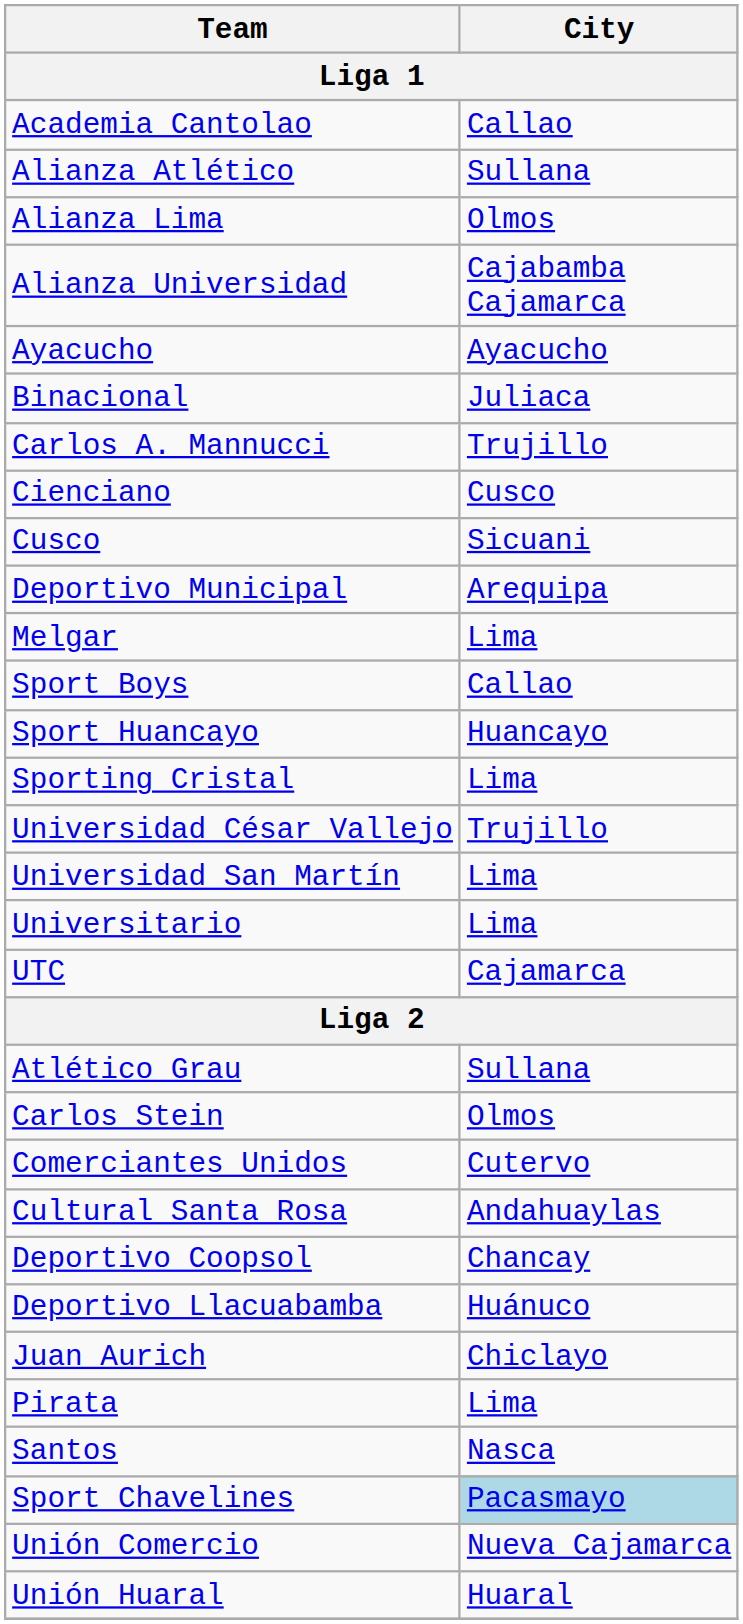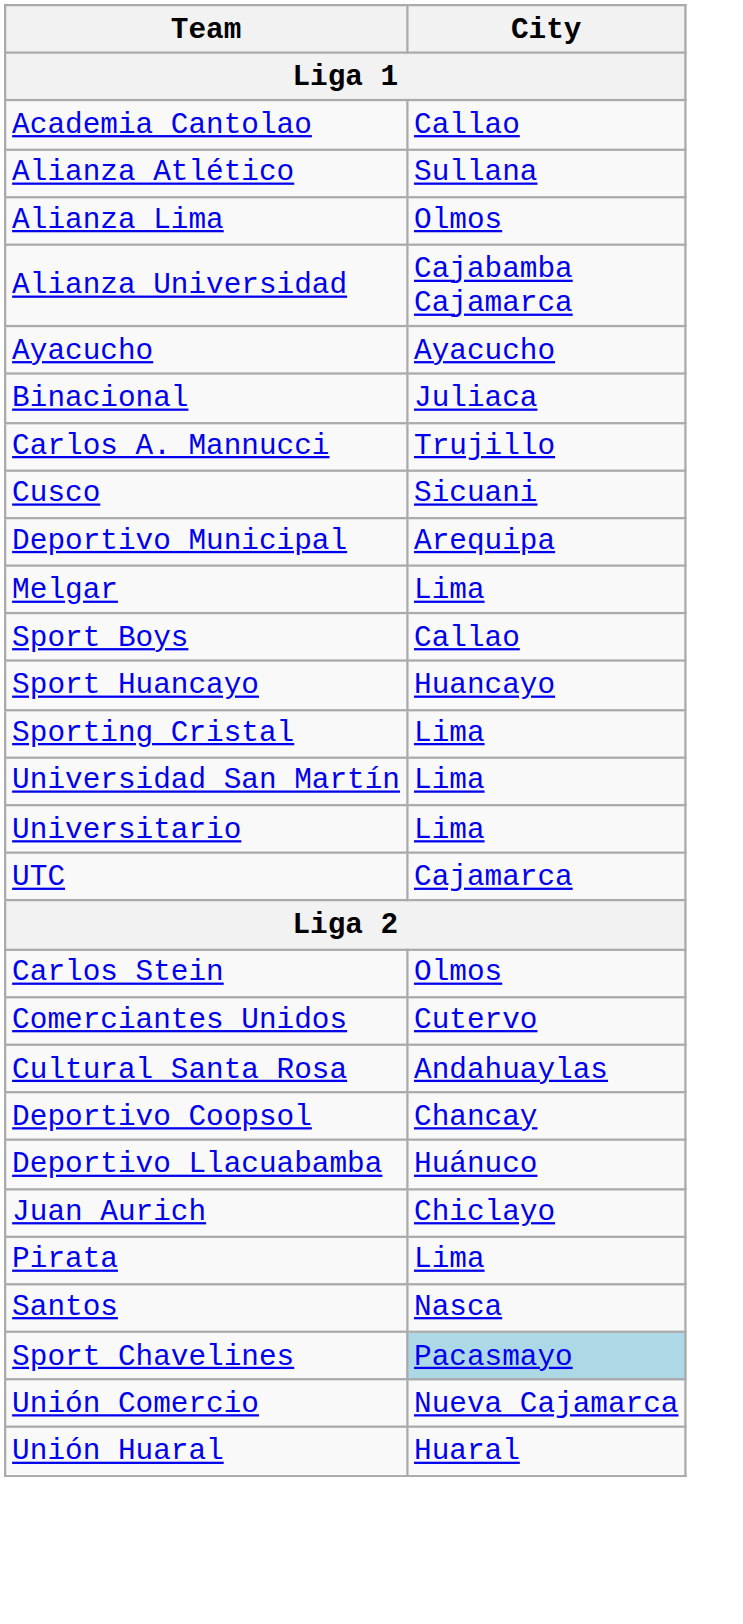- row: (91, 494)
- row: (233, 829)
- row: (127, 1069)
